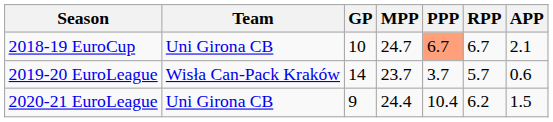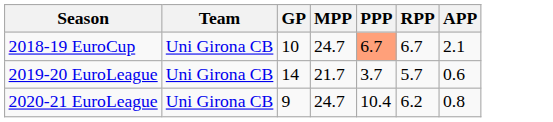(253, 74) Wisła Can-Pack Kraków -> (220, 74) Uni Girona CB
(396, 74) 23.7 -> (329, 74) 21.7
(396, 102) 24.4 -> (329, 102) 24.7
(521, 102) 1.5 -> (454, 102) 0.8
